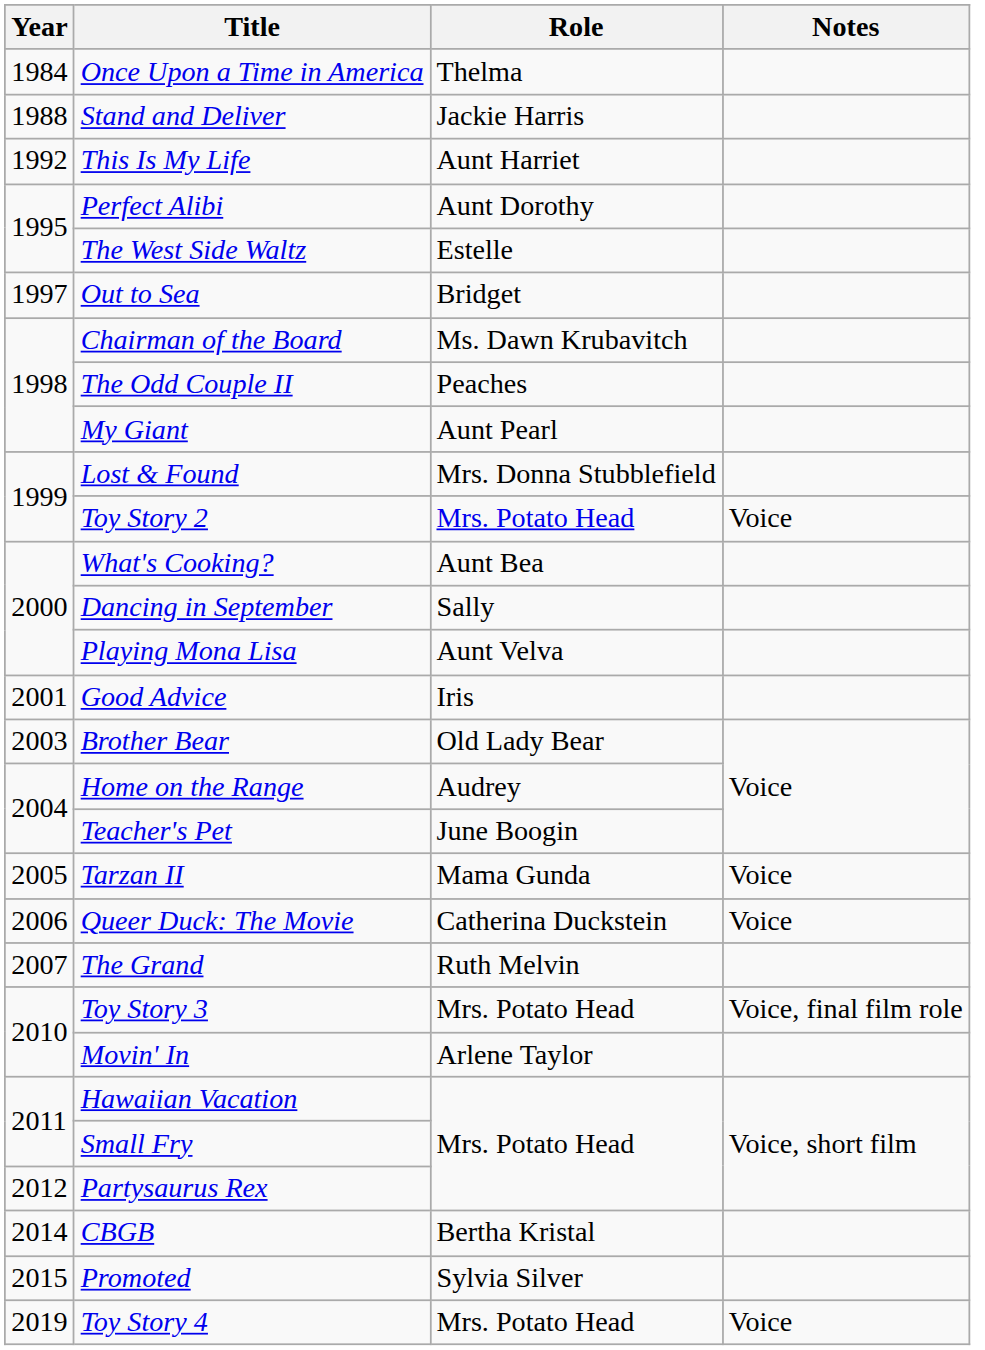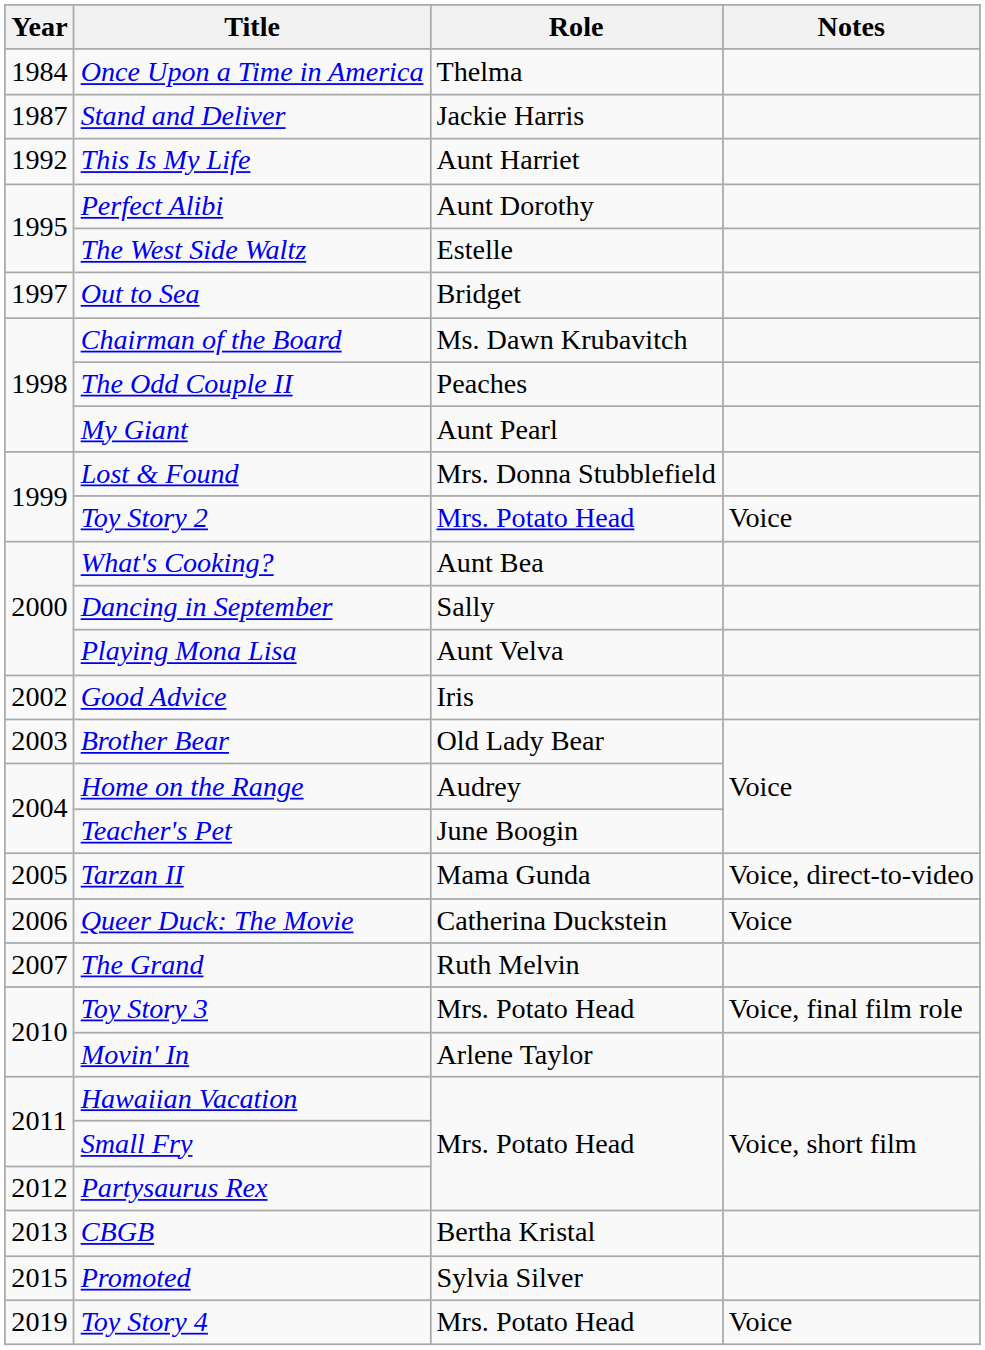(40, 116) 1988 -> (40, 116) 1987
(40, 696) 2001 -> (40, 696) 2002
(761, 875) Voice -> (851, 875) Voice, direct-to-video
(40, 1232) 2014 -> (40, 1232) 2013
